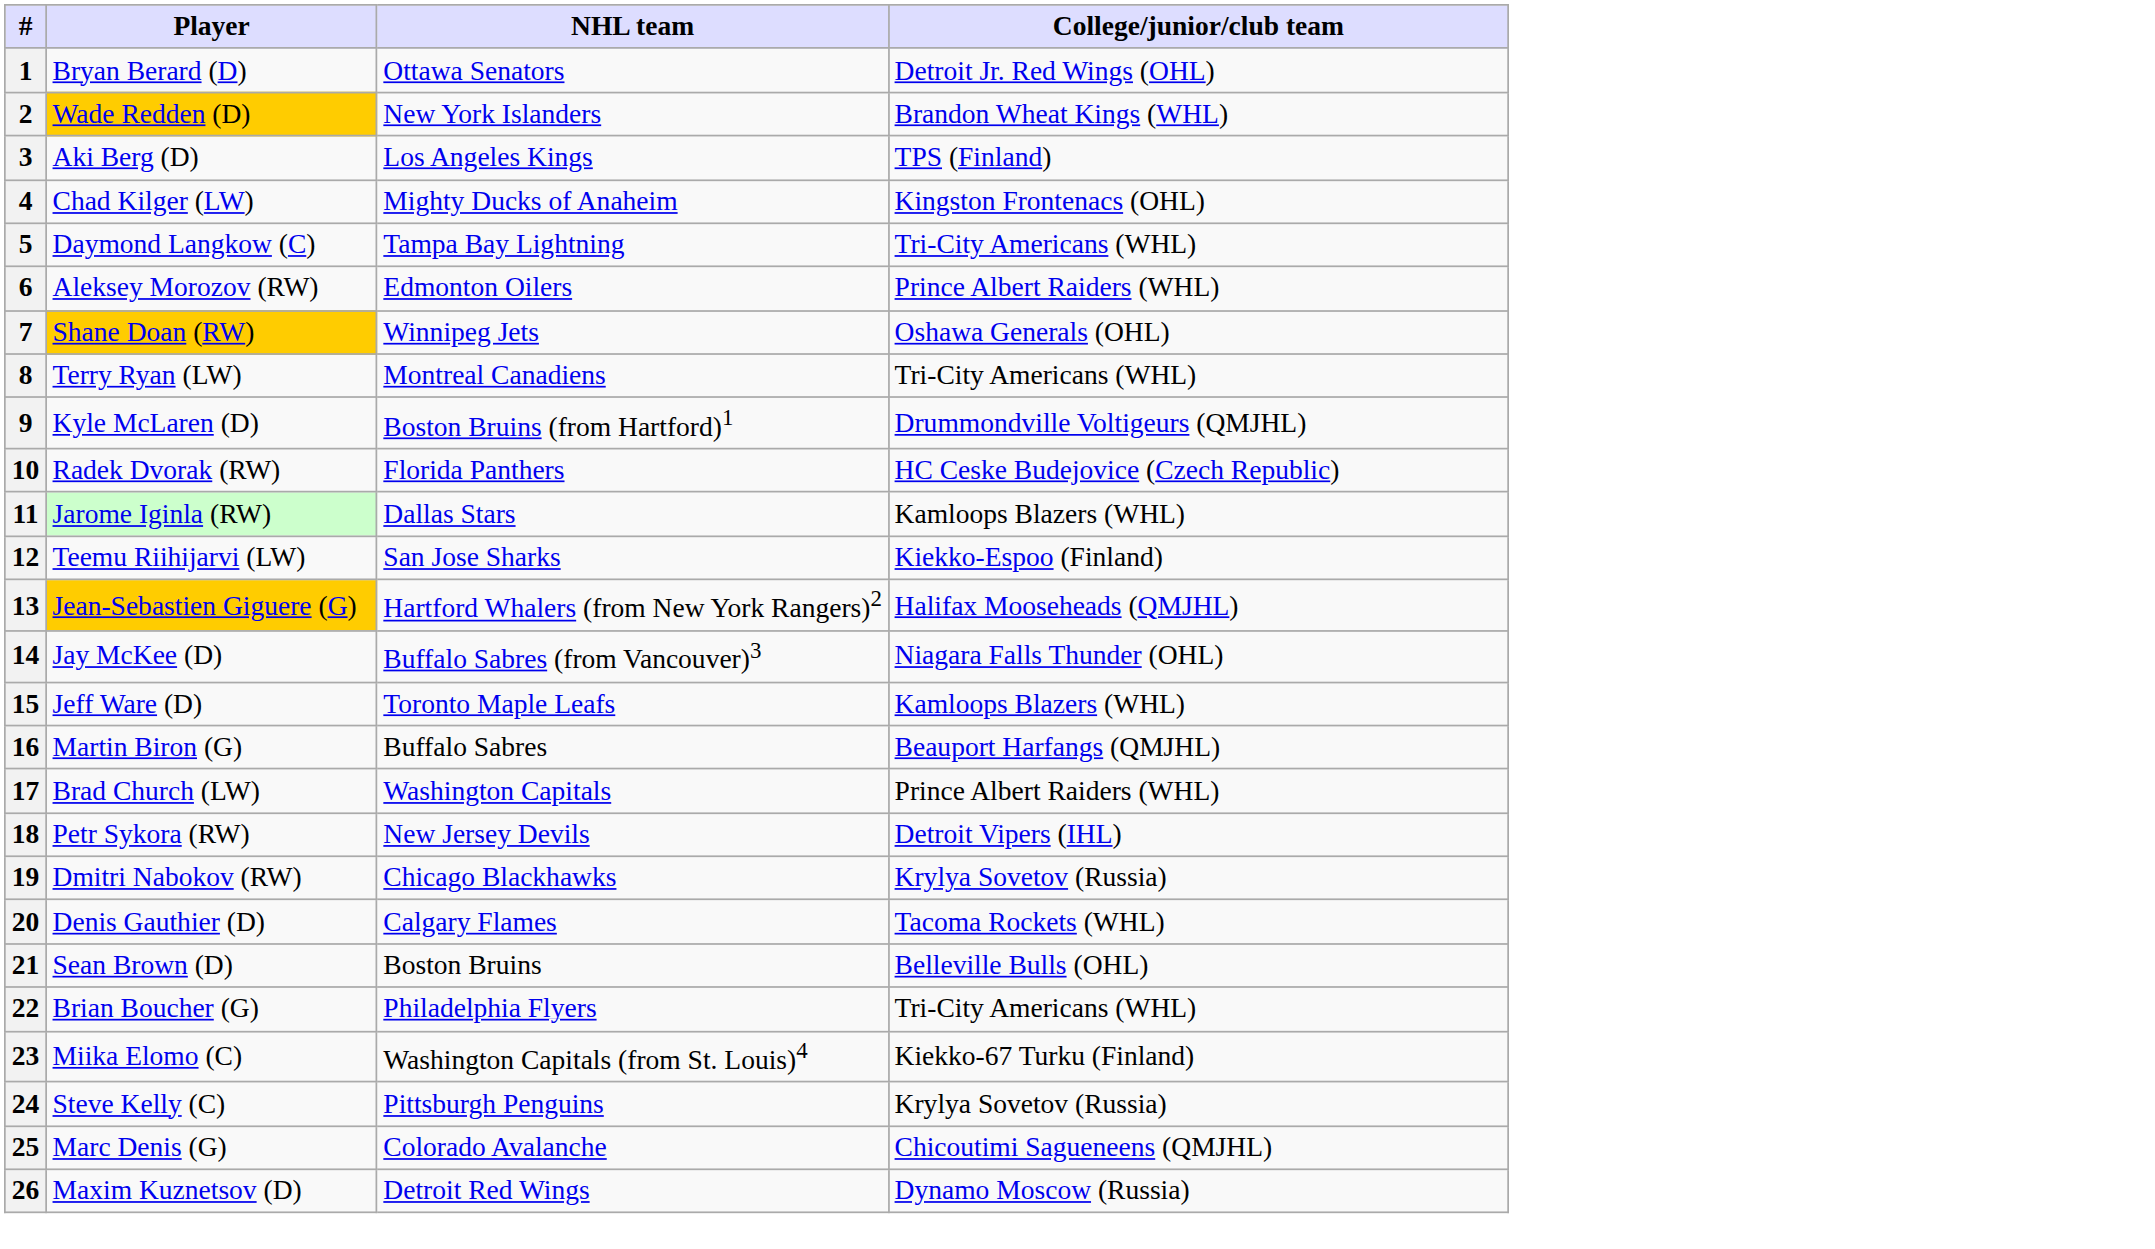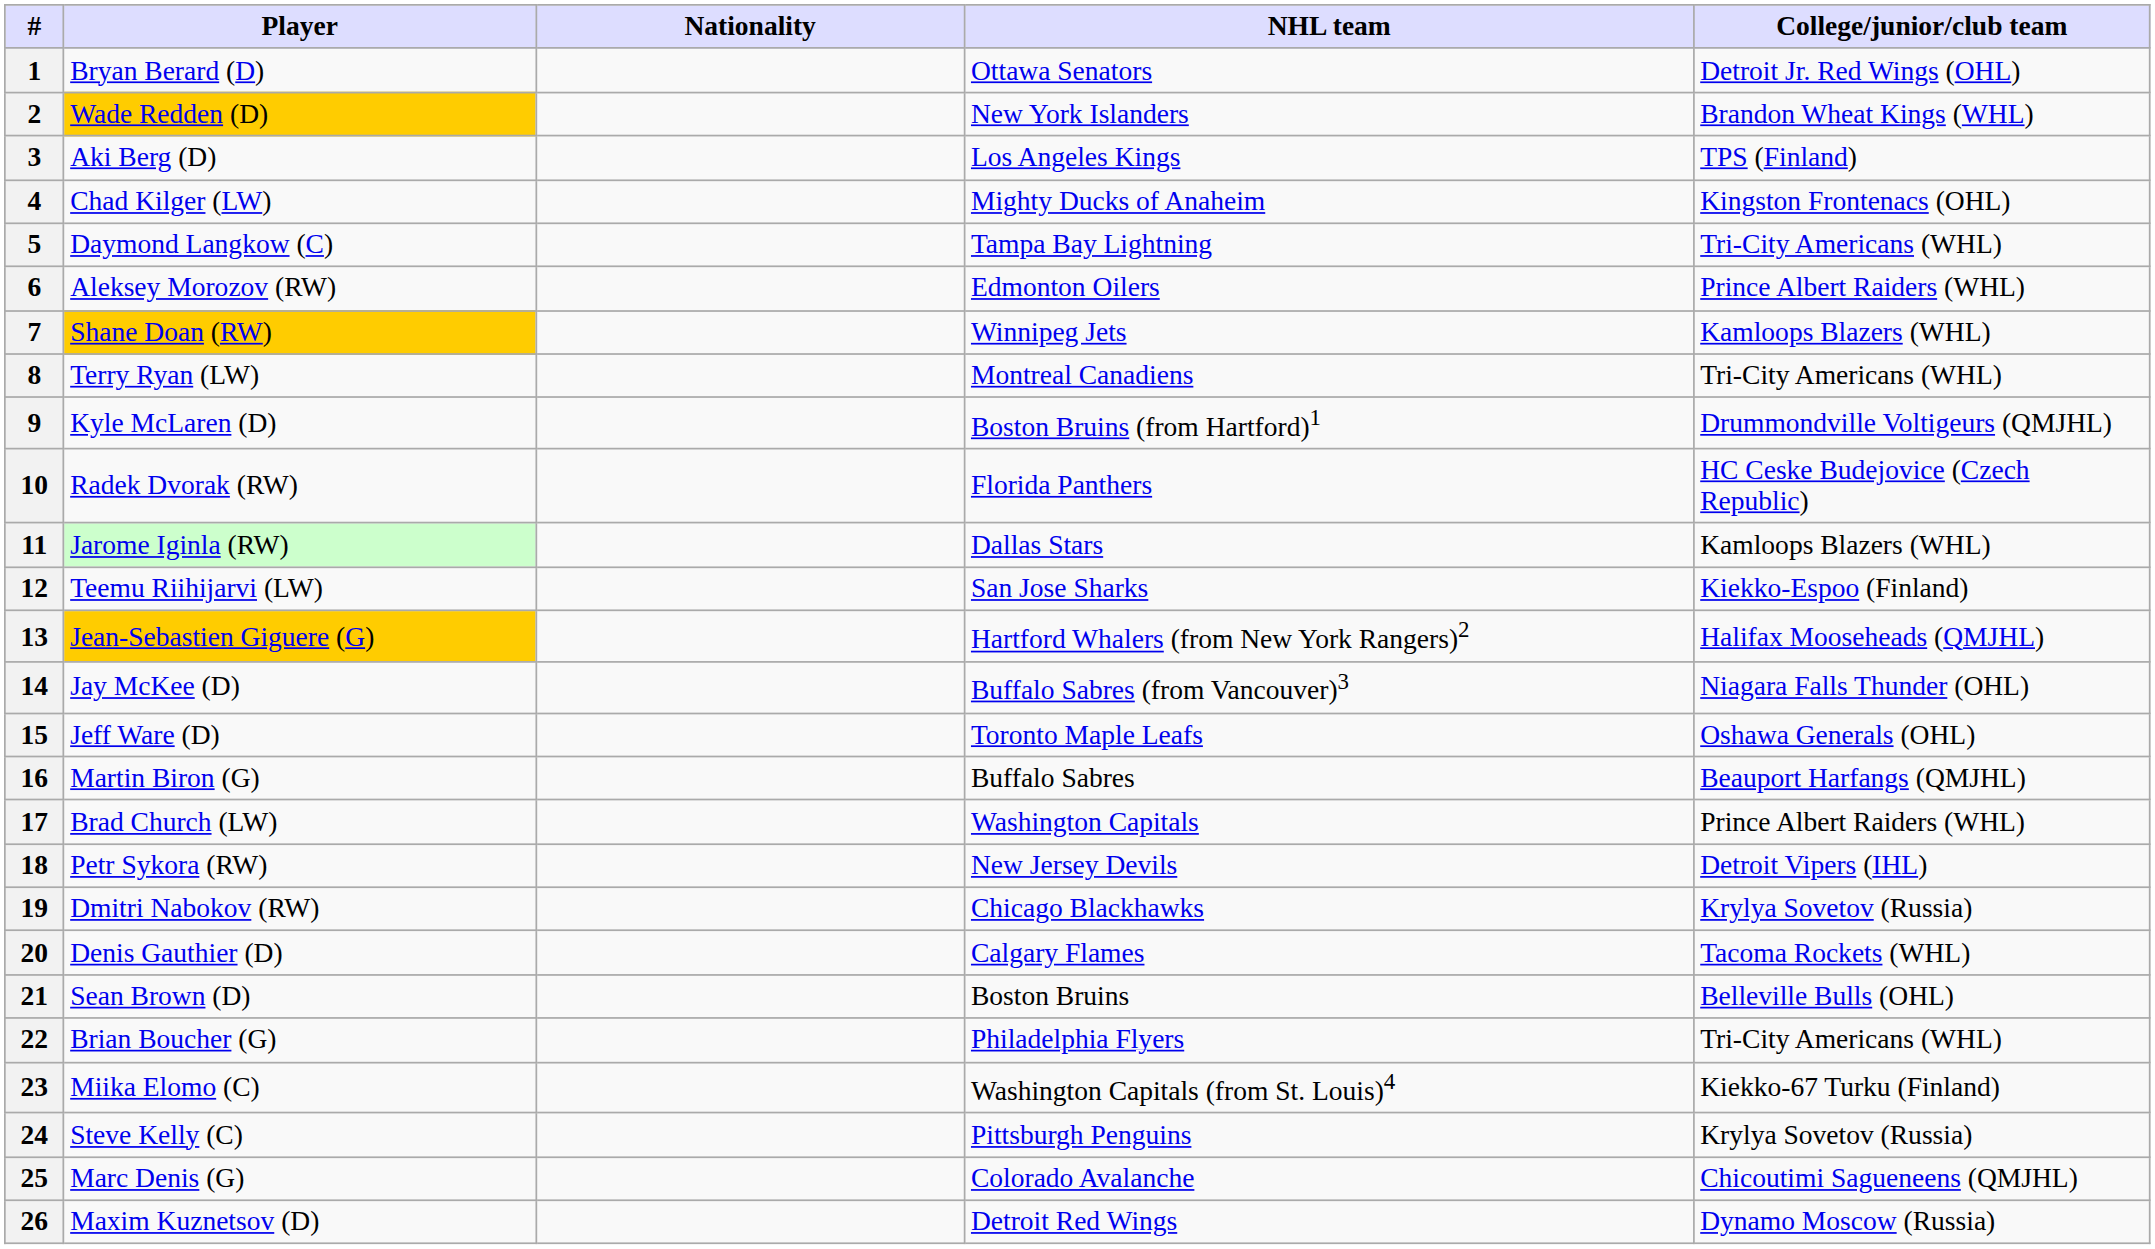+ column: (750, 26)
(1032, 331) Oshawa Generals (OHL) -> (1845, 331) Kamloops Blazers (WHL)
(1040, 703) Kamloops Blazers (WHL) -> (1838, 734) Oshawa Generals (OHL)
